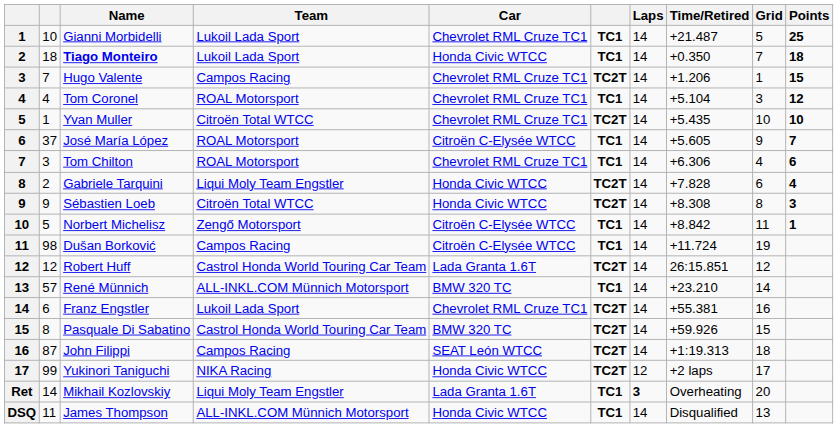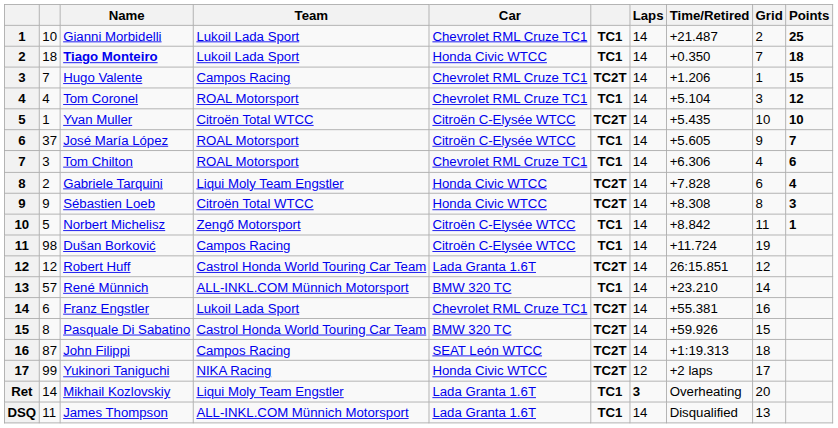(759, 36) 5 -> (759, 36) 2
(510, 120) Chevrolet RML Cruze TC1 -> (504, 120) Citroën C-Elysée WTCC
(490, 413) Honda Civic WTCC -> (484, 413) Lada Granta 1.6T
